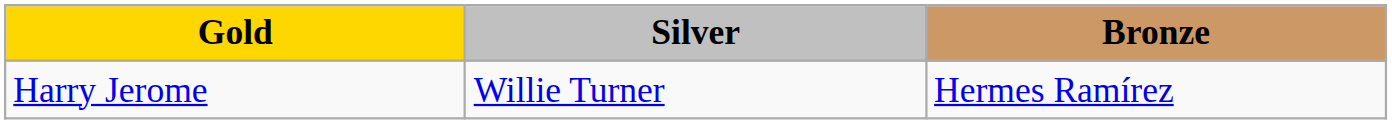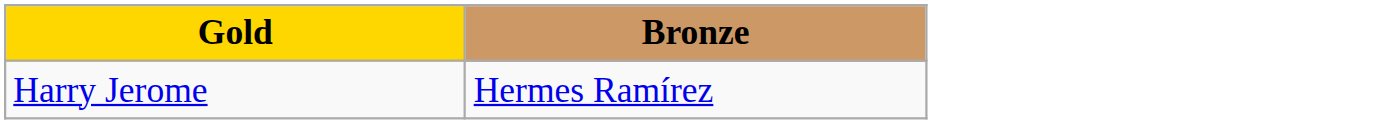- column: (696, 32)
